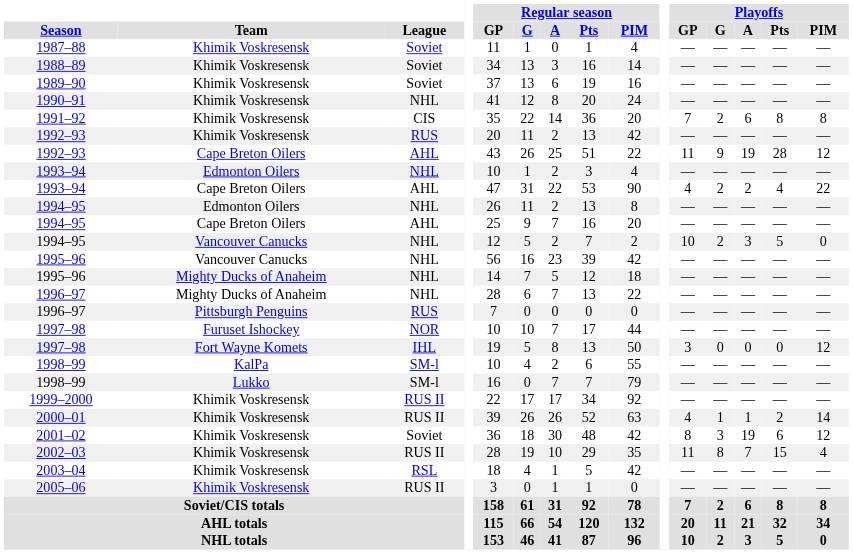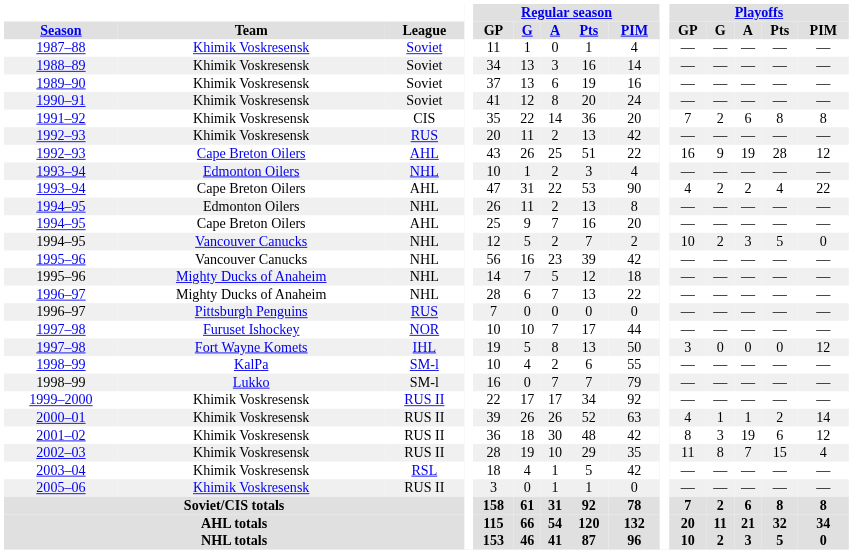(424, 100) NHL -> (424, 100) Soviet
(688, 153) 11 -> (688, 153) 16
(424, 435) Soviet -> (424, 435) RUS II
